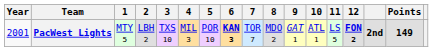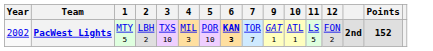- column: (274, 12)
(18, 33) 2001 -> (18, 33) 2002
(353, 33) bold -> (332, 33) normal
(404, 33) 149 -> (383, 33) 152
